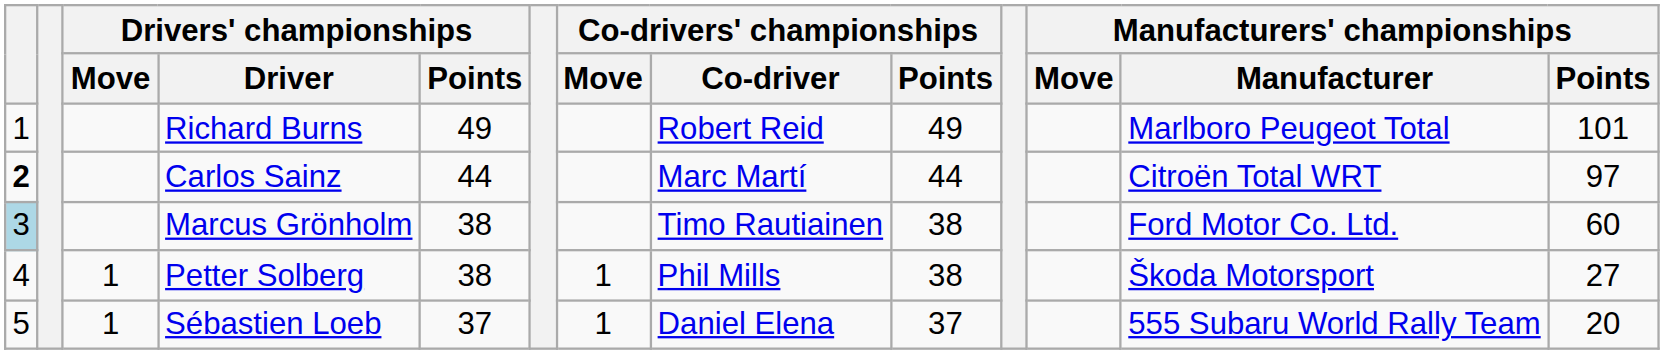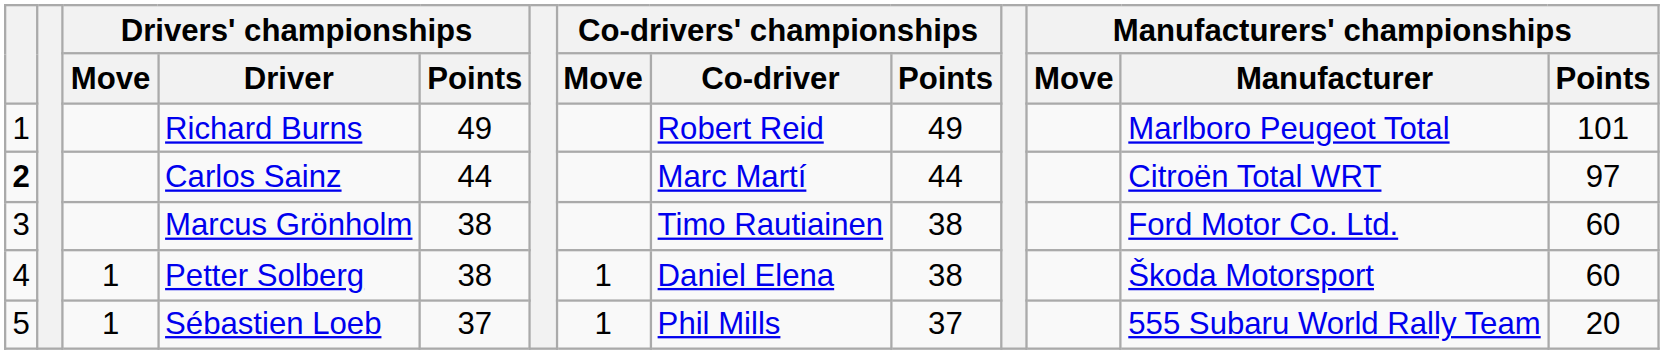(21, 226) lightblue background -> (21, 226) no background
(719, 275) Phil Mills -> (746, 275) Daniel Elena
(1603, 275) 27 -> (1603, 275) 60
(746, 324) Daniel Elena -> (719, 324) Phil Mills
